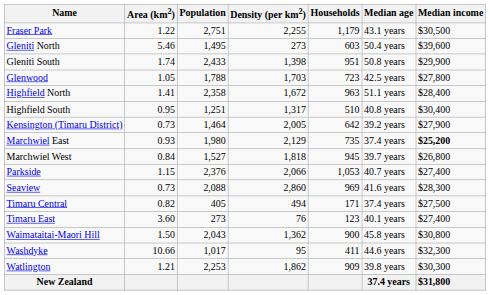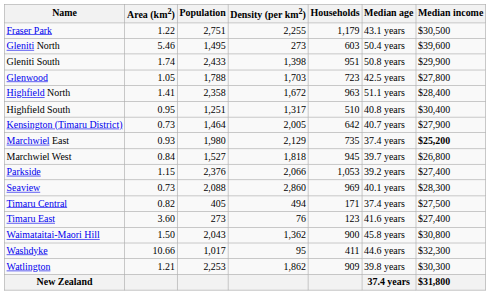(384, 125) 39.2 years -> (384, 125) 40.7 years
(384, 172) 40.7 years -> (384, 172) 39.2 years
(384, 188) 41.6 years -> (384, 188) 40.1 years
(384, 219) 40.1 years -> (384, 219) 41.6 years
